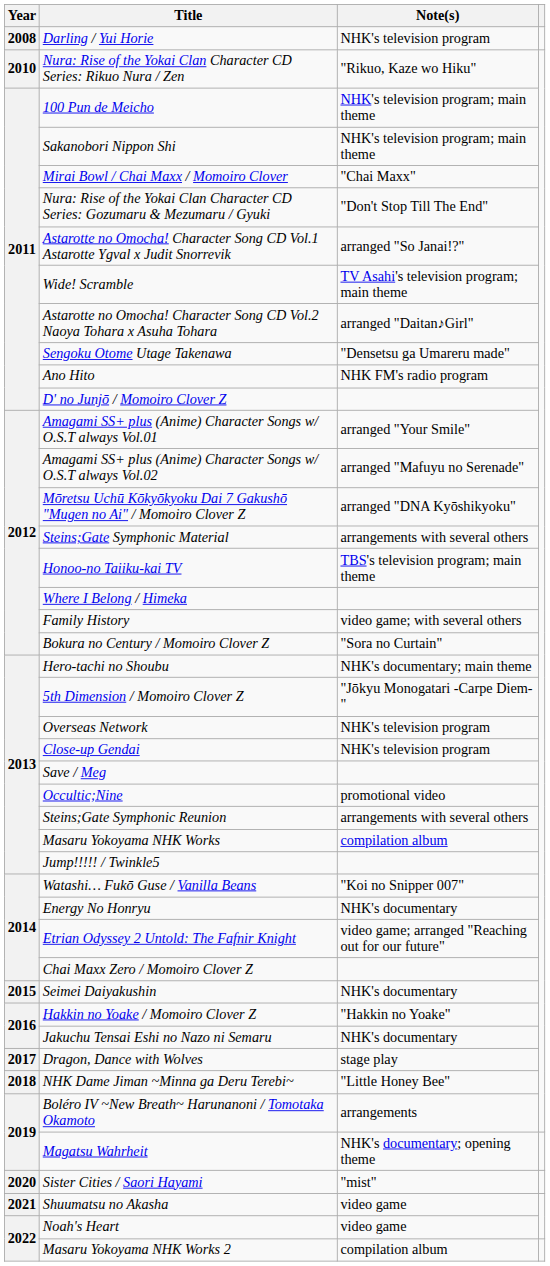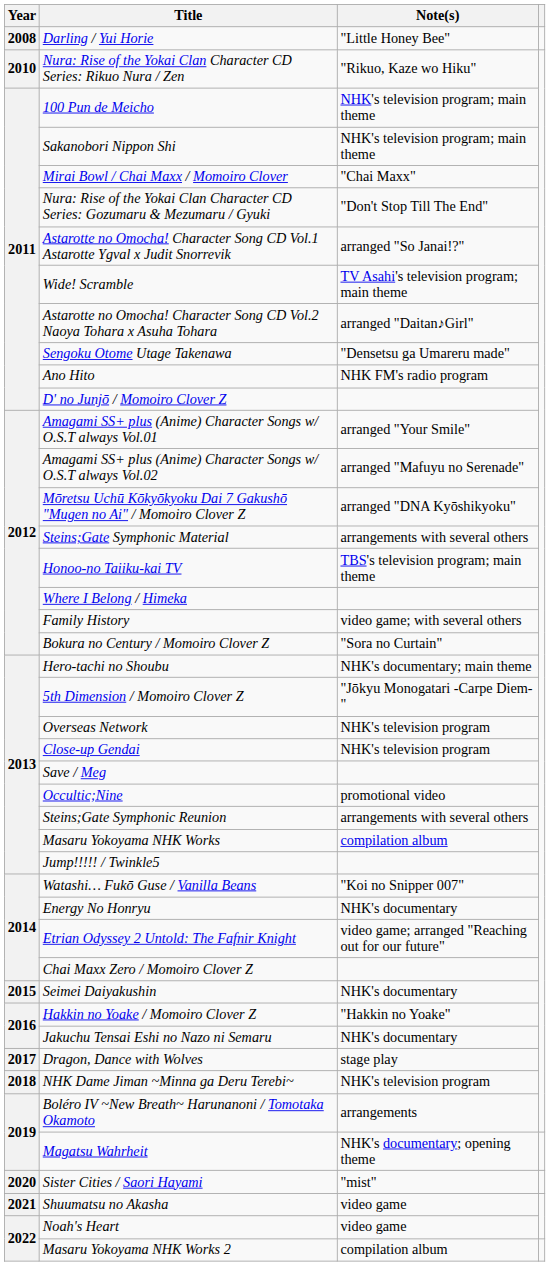(415, 38) NHK's television program -> (395, 38) "Little Honey Bee"
(395, 1082) "Little Honey Bee" -> (415, 1082) NHK's television program
